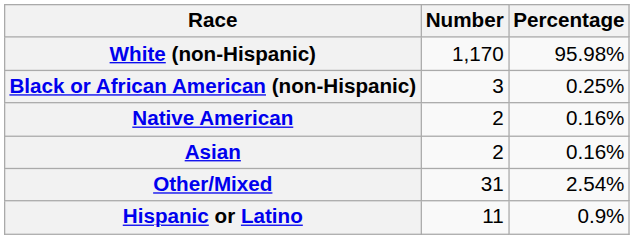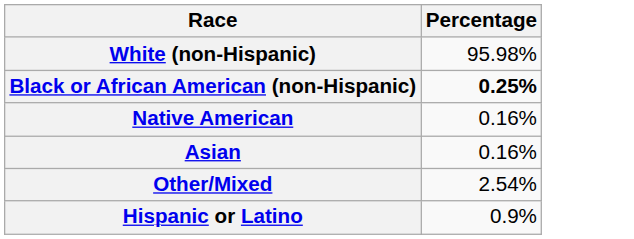- column: (465, 20)
(595, 86) normal -> (508, 86) bold
